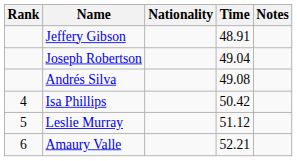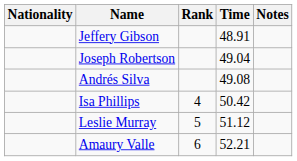columns swapped: (23, 15) <-> (181, 15)
